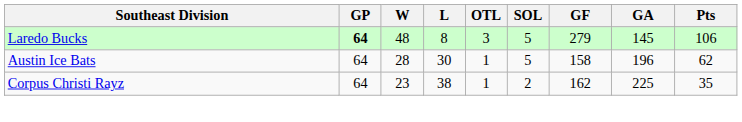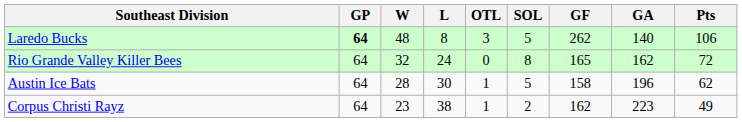(580, 38) 279 -> (580, 38) 262
(643, 38) 145 -> (643, 38) 140
+ row: (95, 60)
(643, 83) 225 -> (643, 106) 223
(706, 83) 35 -> (706, 106) 49
